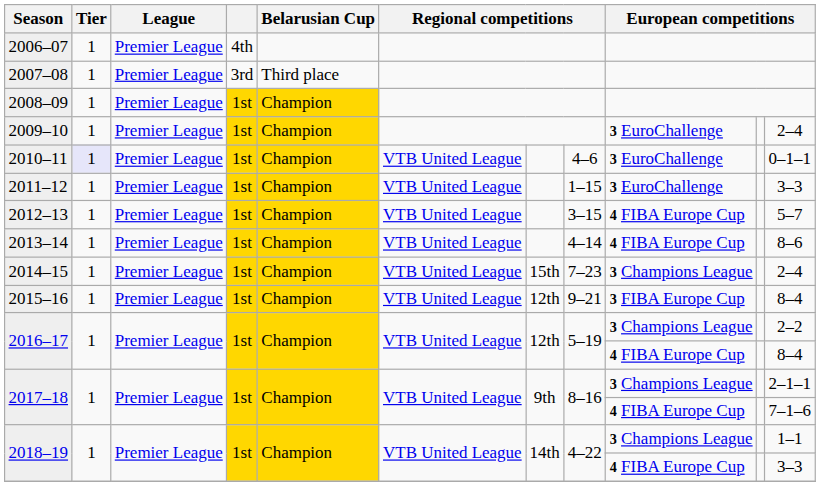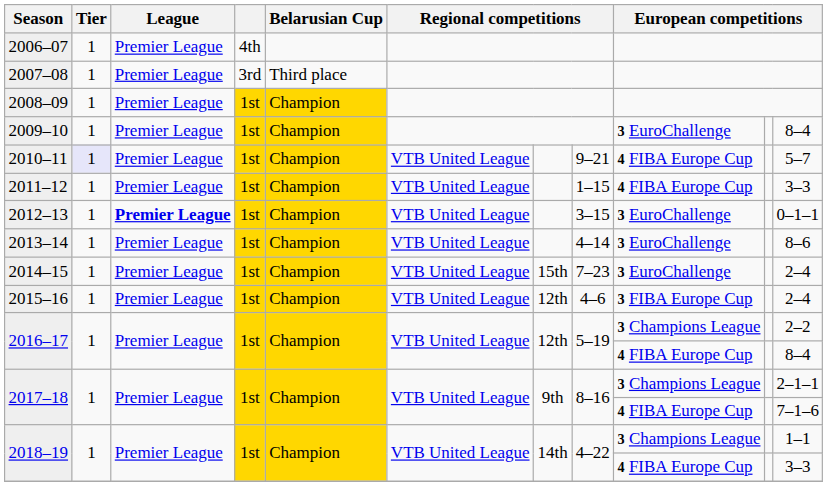(790, 131) 2–4 -> (798, 131) 8–4
(585, 159) 4–6 -> (593, 159) 9–21
(666, 159) 3 EuroChallenge -> (685, 159) 4 FIBA Europe Cup
(790, 159) 0–1–1 -> (798, 159) 5–7
(666, 187) 3 EuroChallenge -> (685, 187) 4 FIBA Europe Cup
(169, 215) normal -> (173, 215) bold
(677, 215) 4 FIBA Europe Cup -> (674, 215) 3 EuroChallenge
(790, 215) 5–7 -> (798, 215) 0–1–1
(677, 243) 4 FIBA Europe Cup -> (674, 243) 3 EuroChallenge
(681, 271) 3 Champions League -> (674, 271) 3 EuroChallenge
(585, 299) 9–21 -> (593, 299) 4–6
(790, 299) 8–4 -> (798, 299) 2–4
